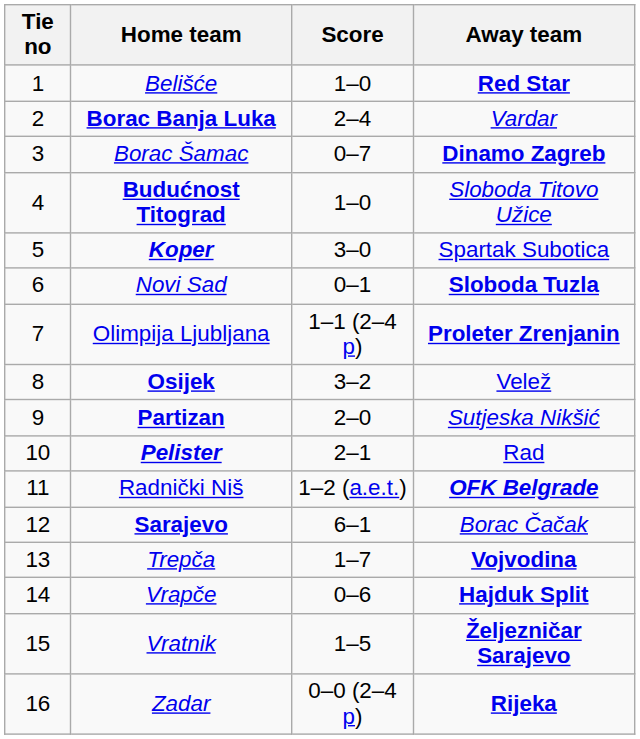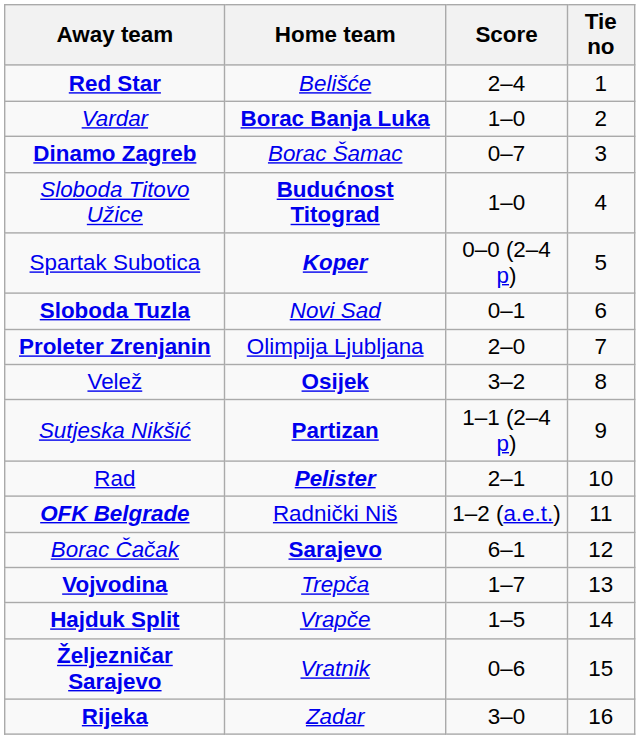columns swapped: (38, 34) <-> (524, 34)
(353, 82) 1–0 -> (507, 82) 2–4
(353, 118) 2–4 -> (507, 118) 1–0
(353, 250) 3–0 -> (507, 262) 0–0 (2–4 p)
(353, 333) 1–1 (2–4 p) -> (507, 346) 2–0
(353, 417) 2–0 -> (507, 430) 1–1 (2–4 p)
(353, 595) 0–6 -> (507, 620) 1–5
(353, 643) 1–5 -> (507, 668) 0–6
(353, 704) 0–0 (2–4 p) -> (507, 716) 3–0
